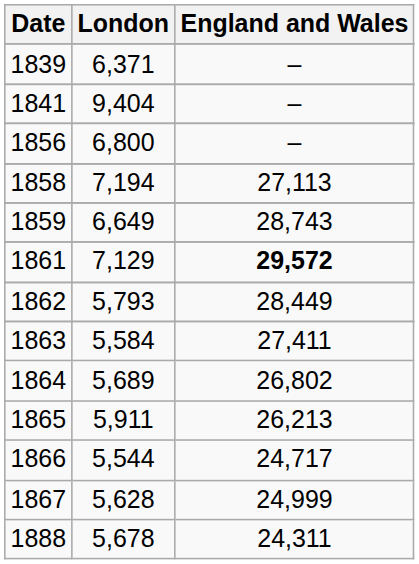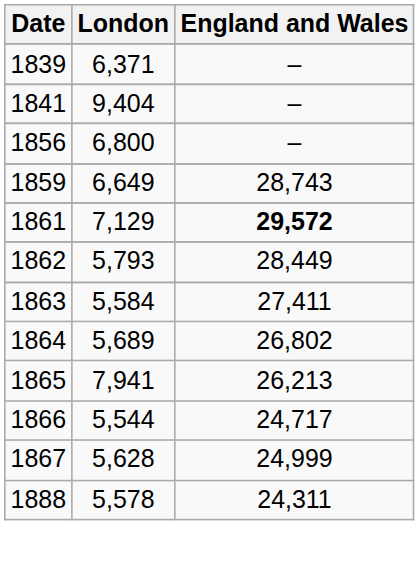- row: (38, 182)
(123, 420) 5,911 -> (123, 380) 7,941
(123, 538) 5,678 -> (123, 499) 5,578
